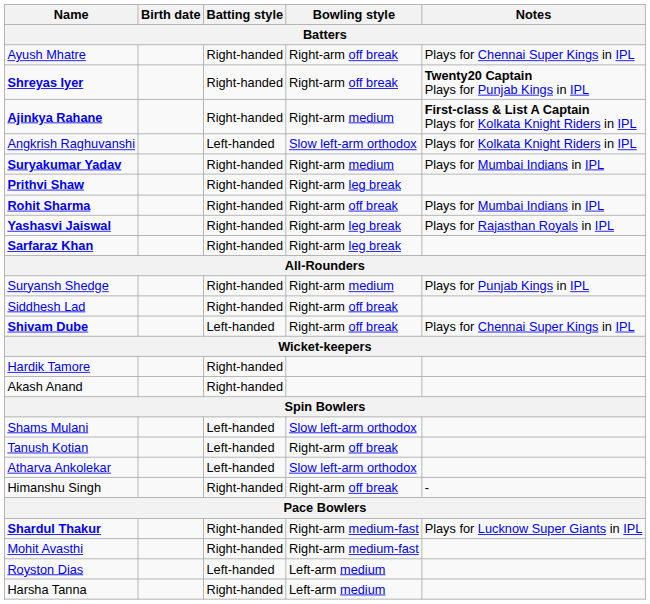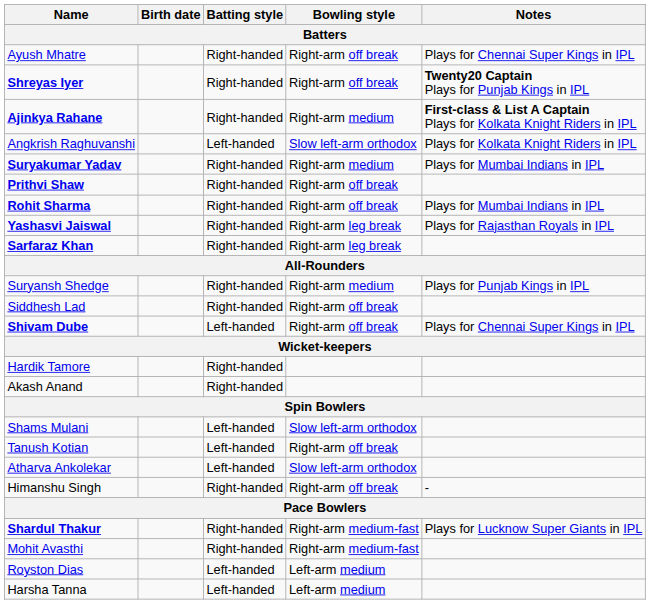(345, 185) Right-arm leg break -> (343, 185) Right-arm off break
(245, 589) Right-handed -> (241, 589) Left-handed
